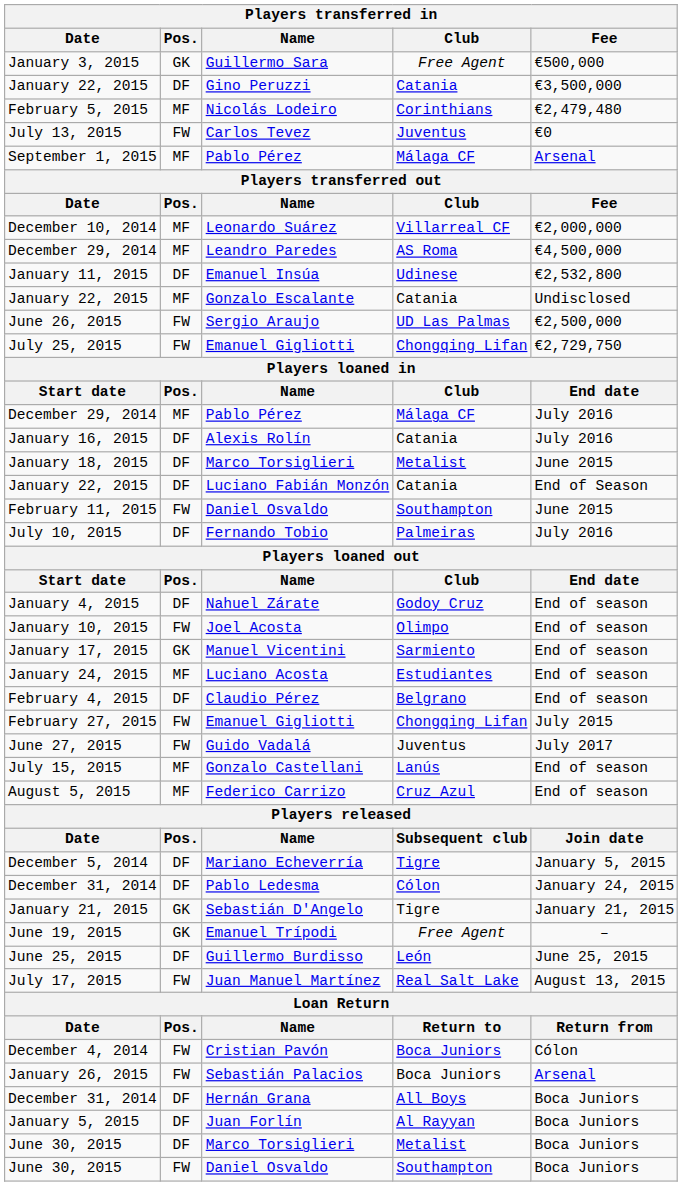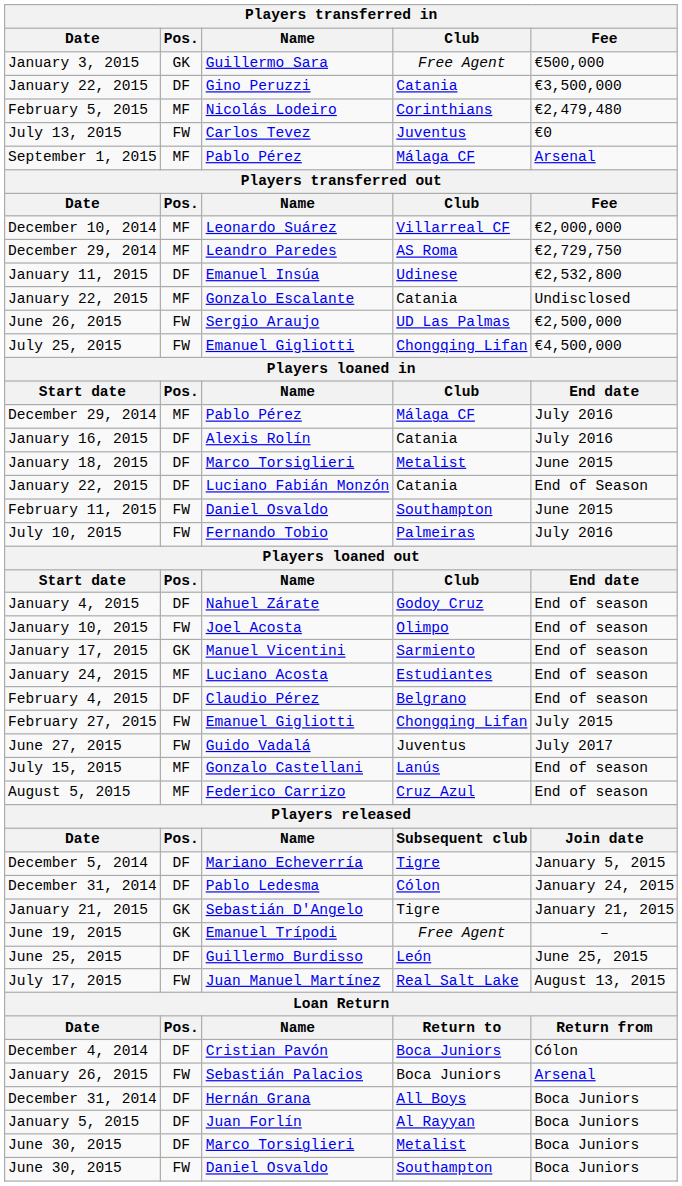(578, 252) €4,500,000 -> (578, 252) €2,729,750
(578, 346) €2,729,750 -> (578, 346) €4,500,000
(181, 534) DF -> (181, 534) FW
(181, 1052) FW -> (181, 1052) DF
